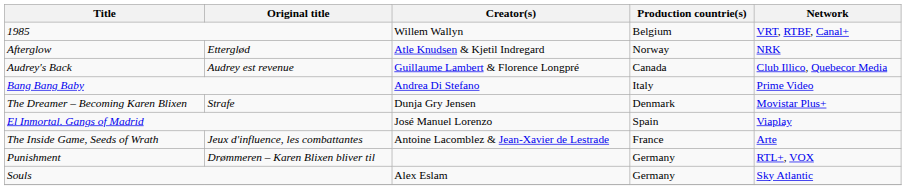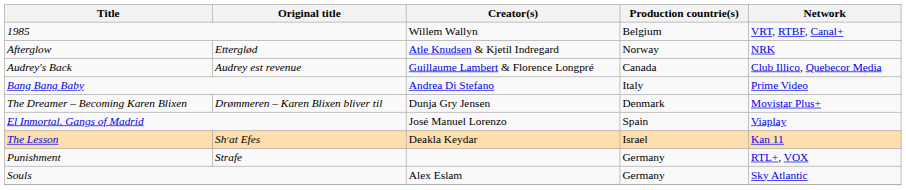(221, 103) Strafe -> (299, 103) Drømmeren – Karen Blixen bliver til
- row: (83, 139)
+ row: (33, 139)
(291, 157) Drømmeren – Karen Blixen bliver til -> (229, 157) Strafe
